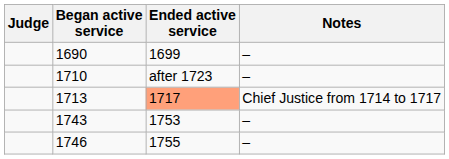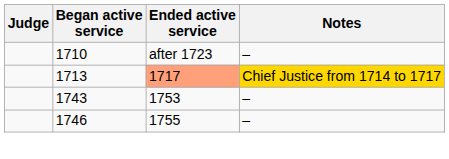- row: (71, 53)
(342, 98) no background -> (342, 76) gold background
